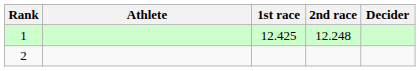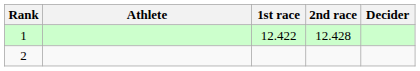(279, 35) 12.425 -> (279, 35) 12.422
(333, 35) 12.248 -> (333, 35) 12.428
